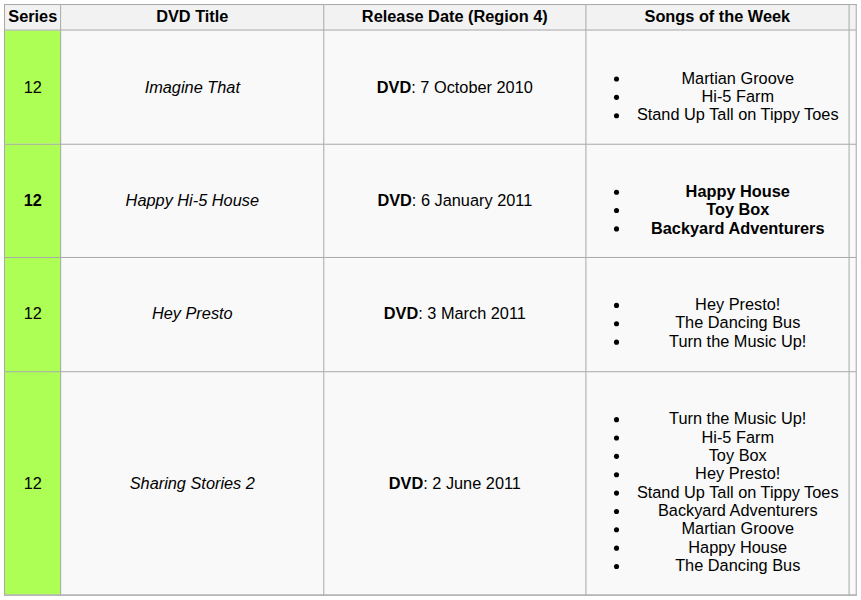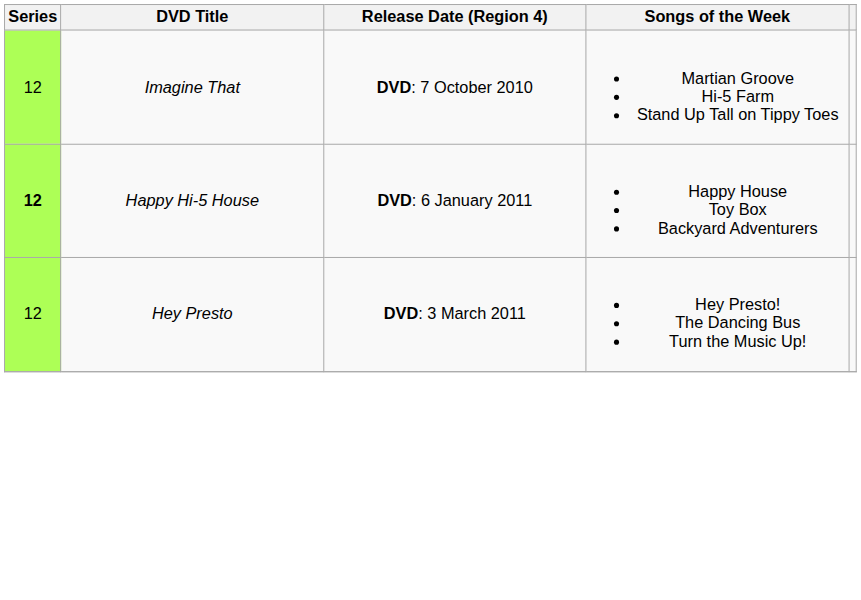(717, 210) bold -> (717, 210) normal
- row: (192, 483)
